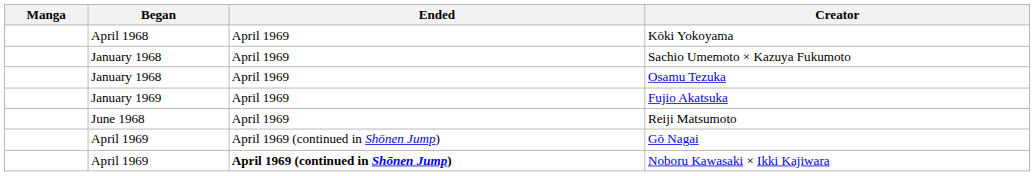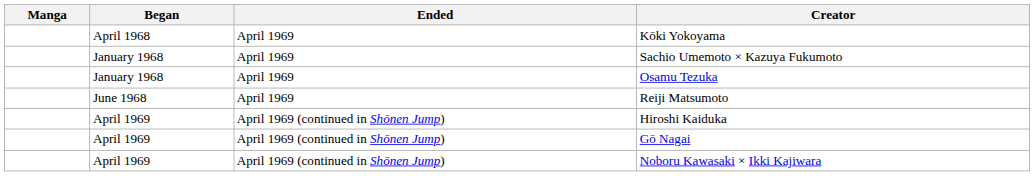- row: (688, 98)
+ row: (683, 118)
(342, 160) bold -> (341, 160) normal
